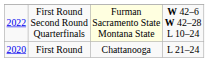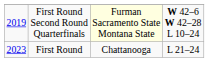(16, 23) 2022 -> (16, 23) 2019
(16, 49) 2020 -> (16, 49) 2023
